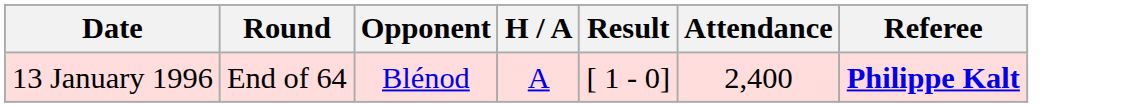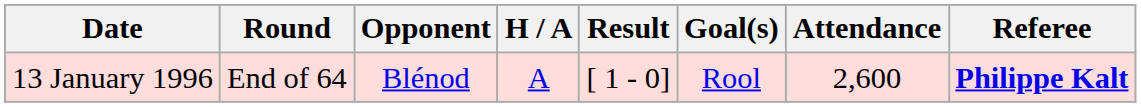+ column: (731, 28)
(758, 76) 2,400 -> (867, 76) 2,600
